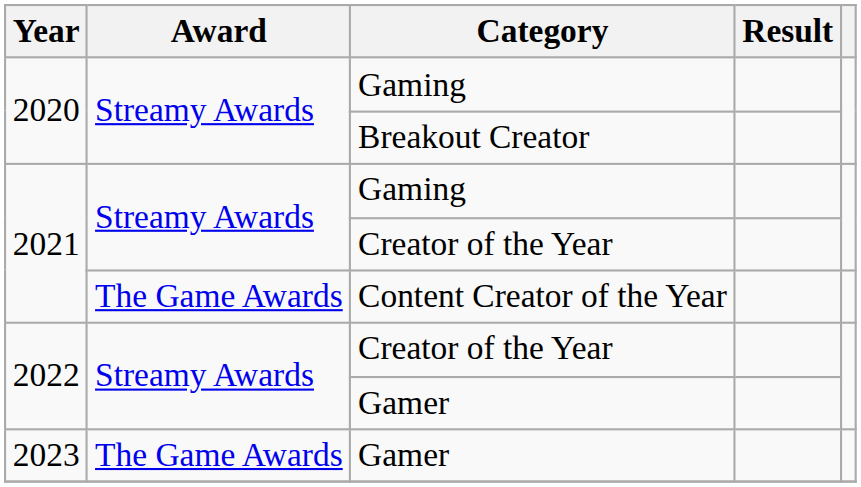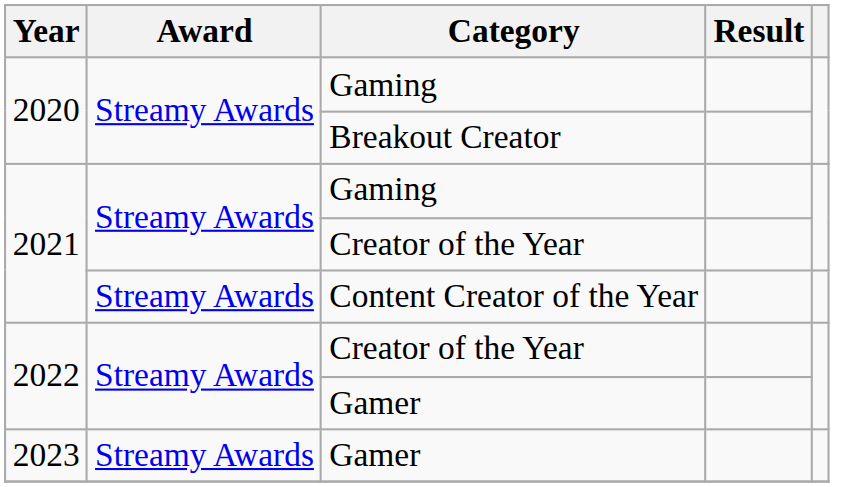(219, 296) The Game Awards -> (204, 296) Streamy Awards
(219, 455) The Game Awards -> (204, 455) Streamy Awards
